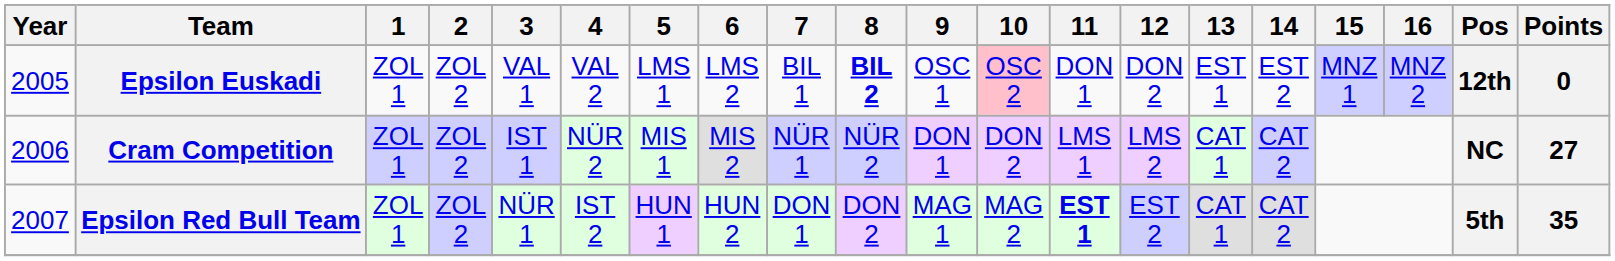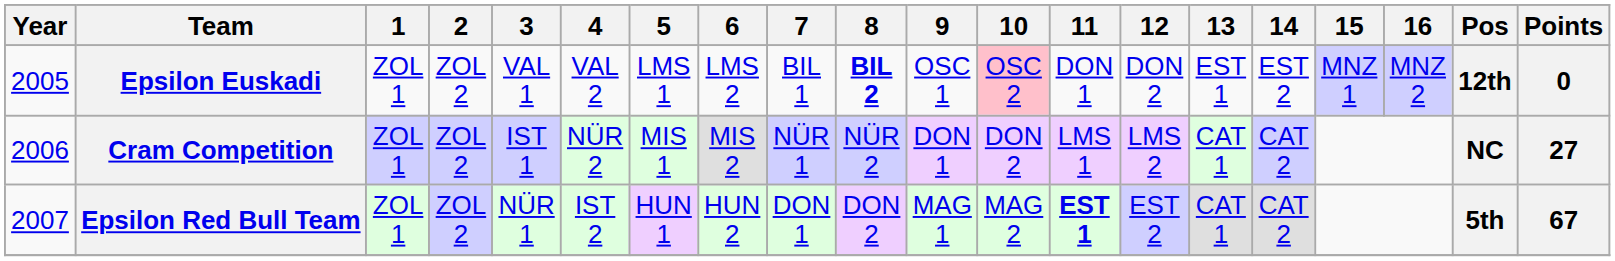(1564, 219) 35 -> (1564, 219) 67
